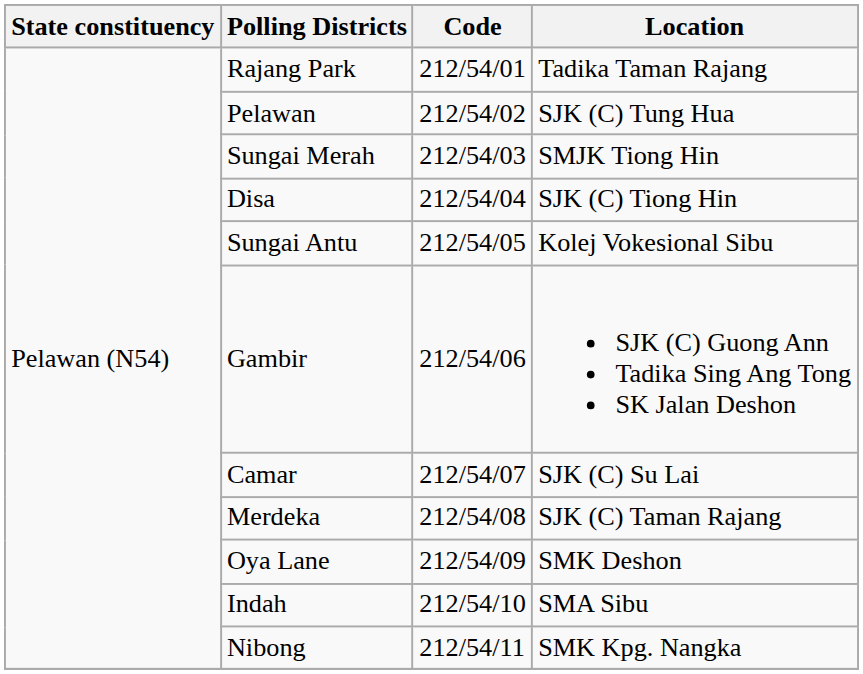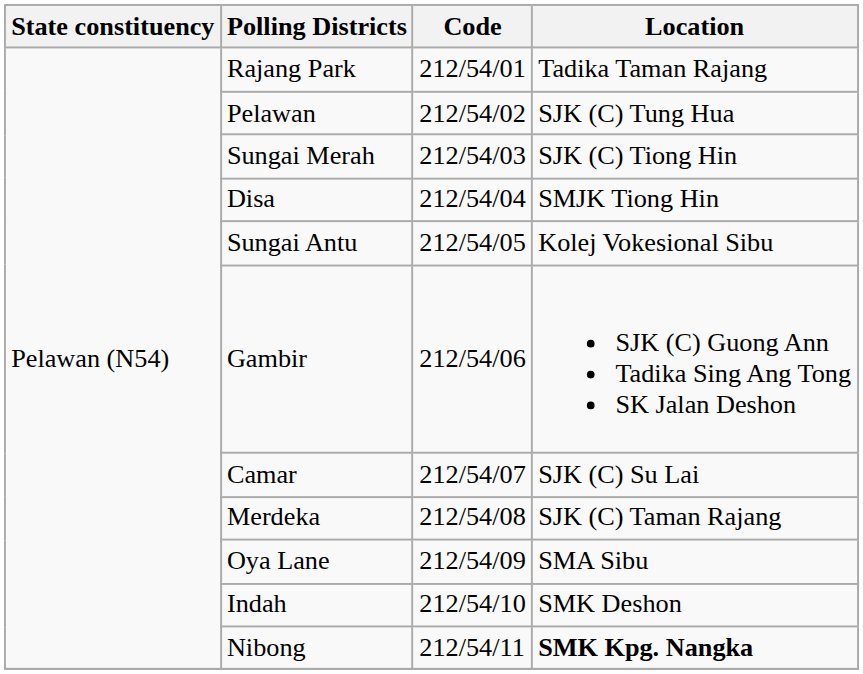(629, 155) SMJK Tiong Hin -> (638, 155) SJK (C) Tiong Hin
(638, 198) SJK (C) Tiong Hin -> (629, 198) SMJK Tiong Hin
(610, 560) SMK Deshon -> (593, 560) SMA Sibu
(593, 603) SMA Sibu -> (610, 603) SMK Deshon
(640, 647) normal -> (646, 647) bold
